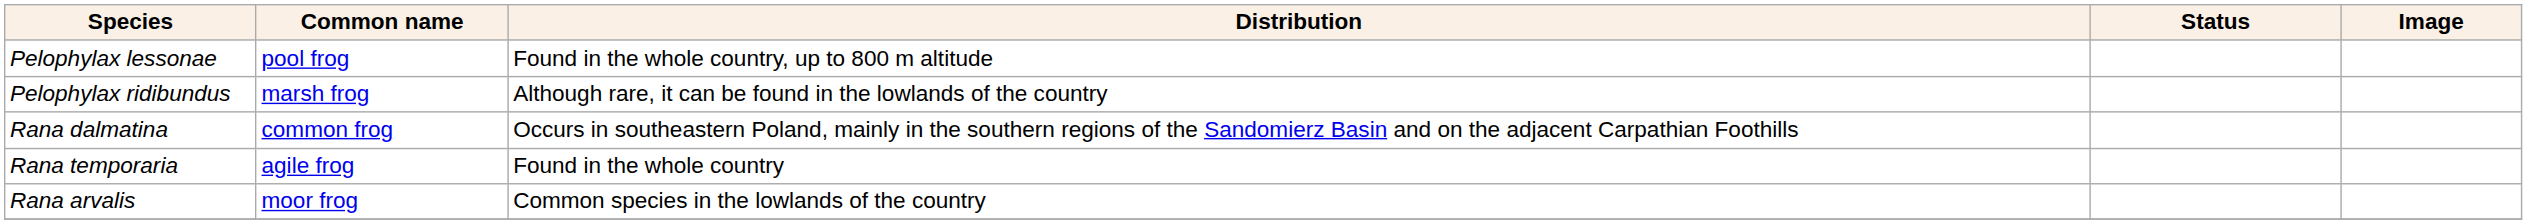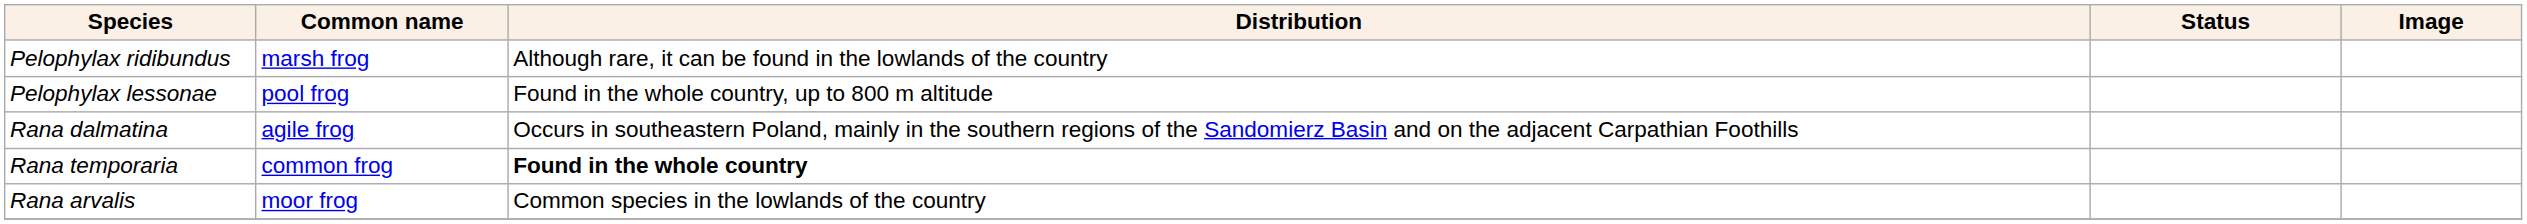rows swapped: (113, 58) <-> (120, 93)
(327, 129) common frog -> (308, 129) agile frog
(308, 165) agile frog -> (327, 165) common frog
(649, 165) normal -> (660, 165) bold
